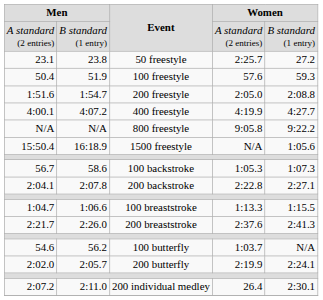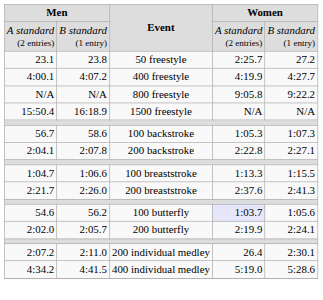- row: (45, 77)
- row: (41, 94)
(301, 146) 1:05.6 -> (306, 111) N/A
(249, 247) no background -> (249, 212) lavender background
(306, 247) N/A -> (301, 212) 1:05.6
+ row: (41, 269)
